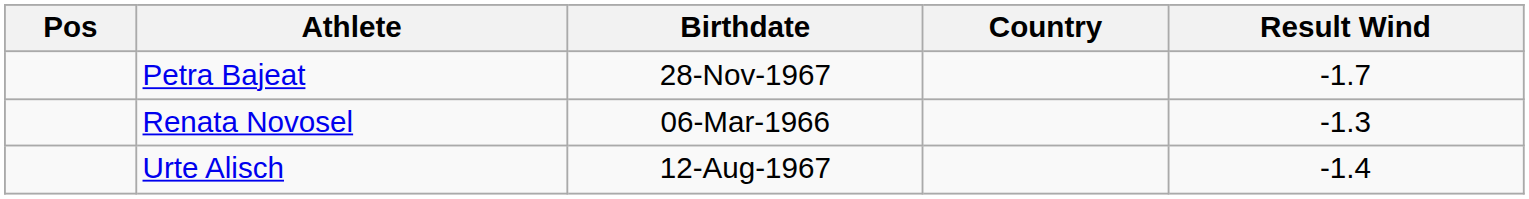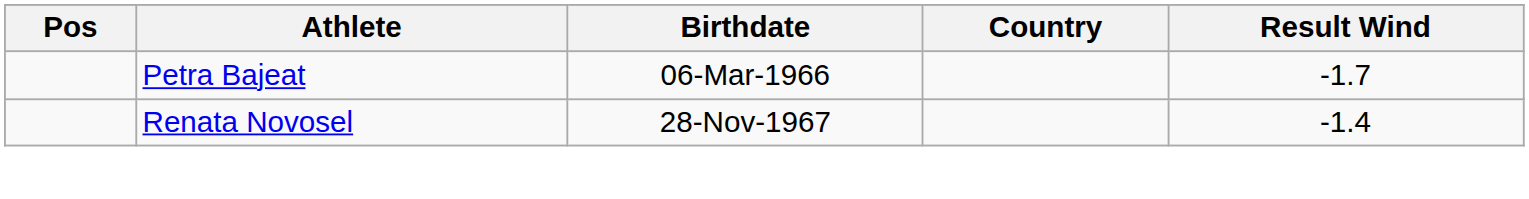(745, 74) 28-Nov-1967 -> (745, 74) 06-Mar-1966
(745, 121) 06-Mar-1966 -> (745, 121) 28-Nov-1967
(1345, 121) -1.3 -> (1345, 121) -1.4
- row: (213, 168)
